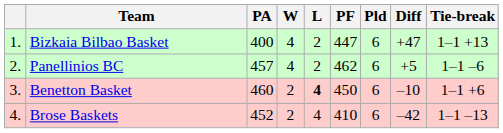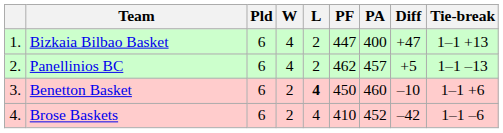columns swapped: (376, 16) <-> (262, 16)
(463, 66) 1–1 –6 -> (463, 66) 1–1 –13
(463, 115) 1–1 –13 -> (463, 115) 1–1 –6
